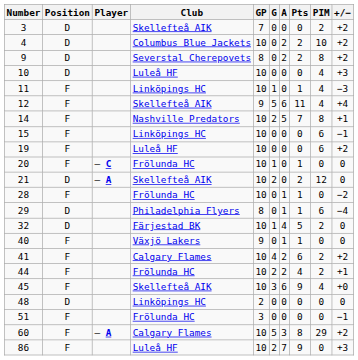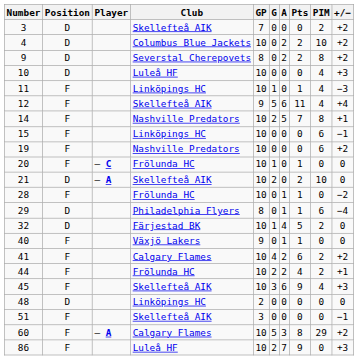(155, 149) Luleå HF -> (186, 149) Nashville Predators
(321, 180) 12 -> (321, 180) 10
(343, 287) +0 -> (343, 287) +3
(164, 317) Frölunda HC -> (172, 317) Skellefteå AIK
